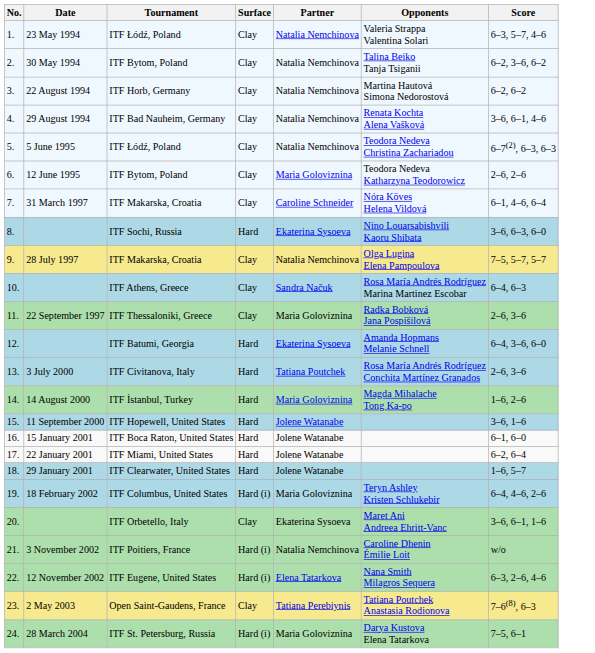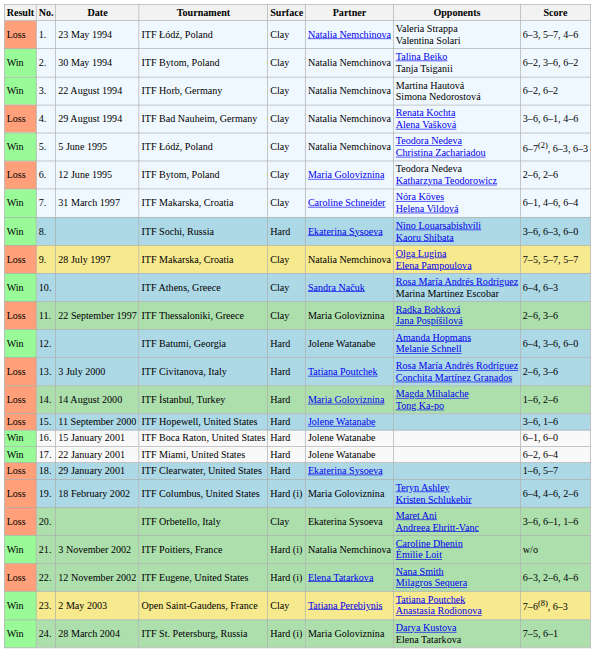+ column: (20, 12)
(313, 343) Ekaterina Sysoeva -> (342, 343) Jolene Watanabe
(310, 470) Jolene Watanabe -> (345, 470) Ekaterina Sysoeva
